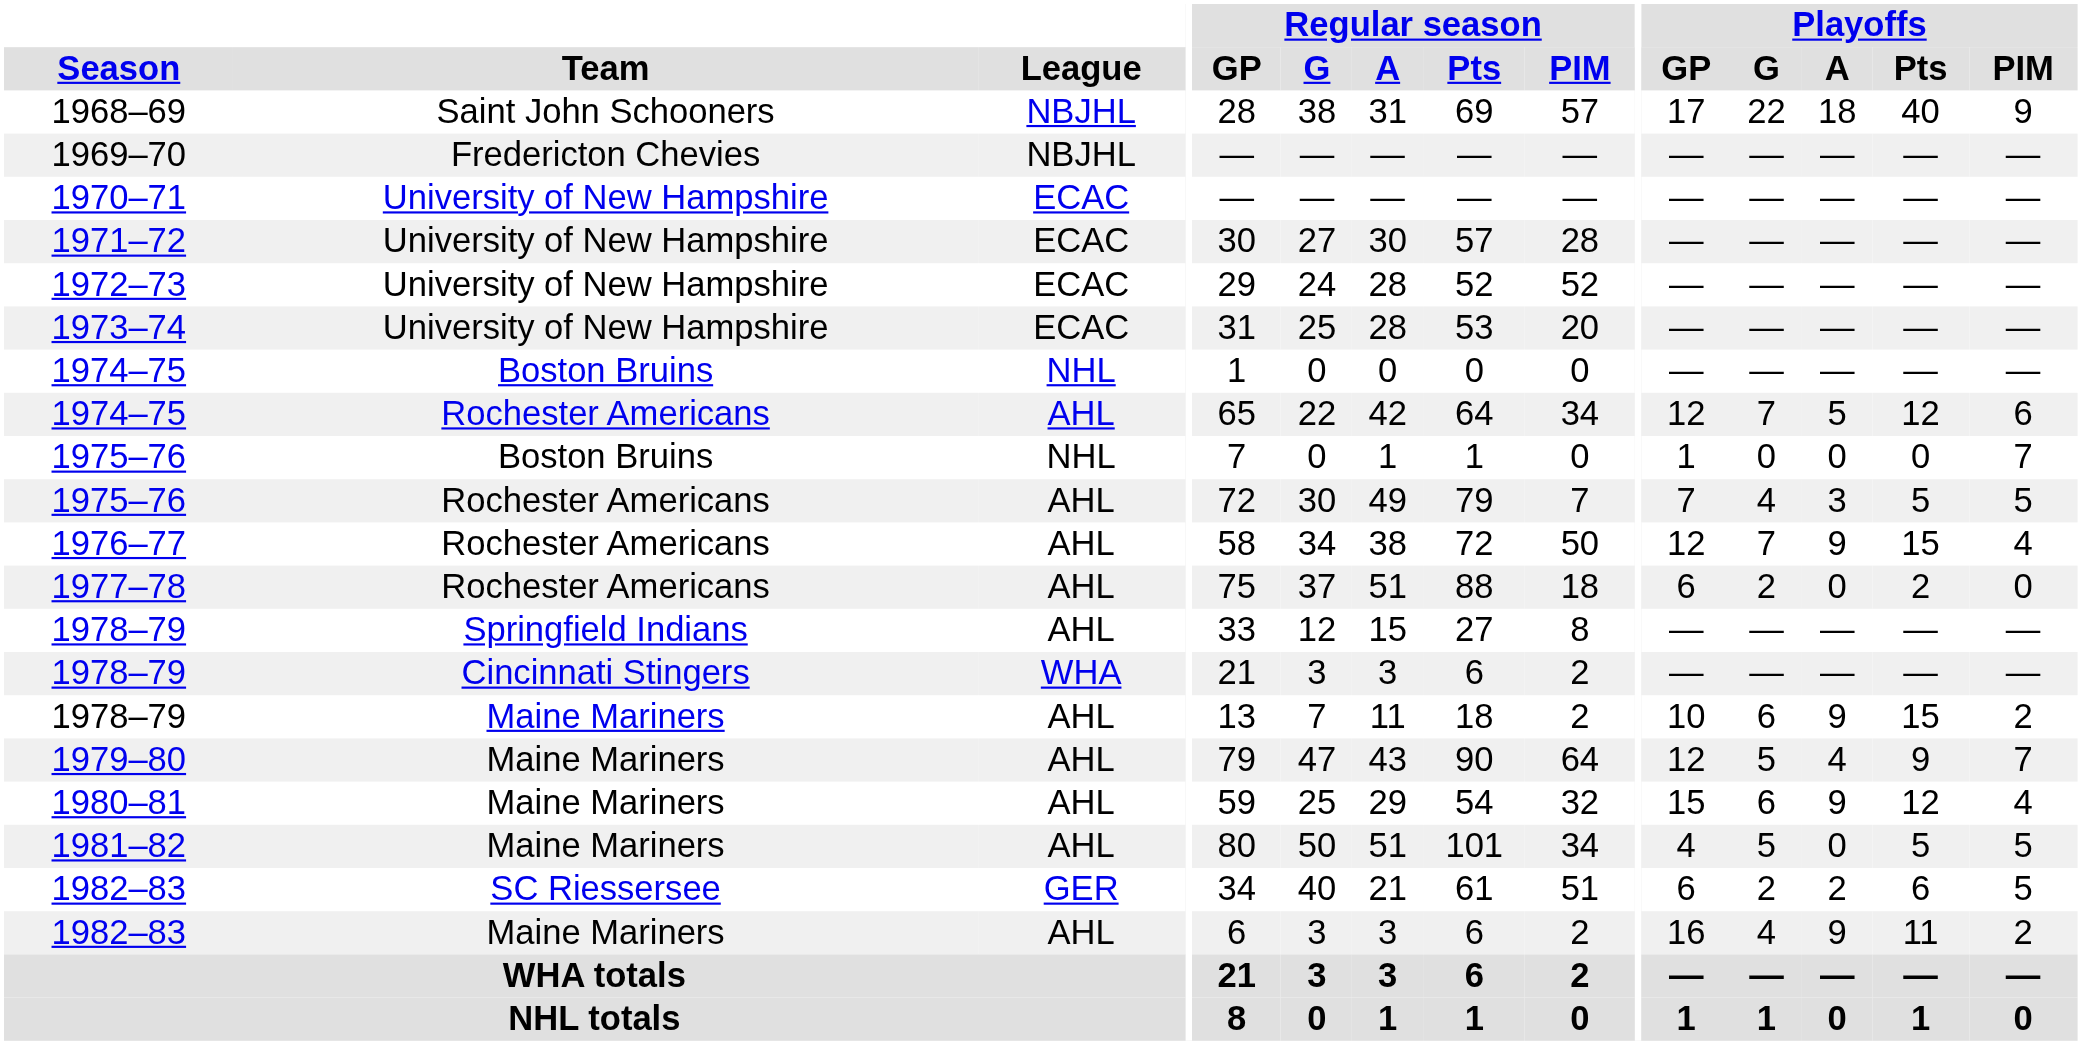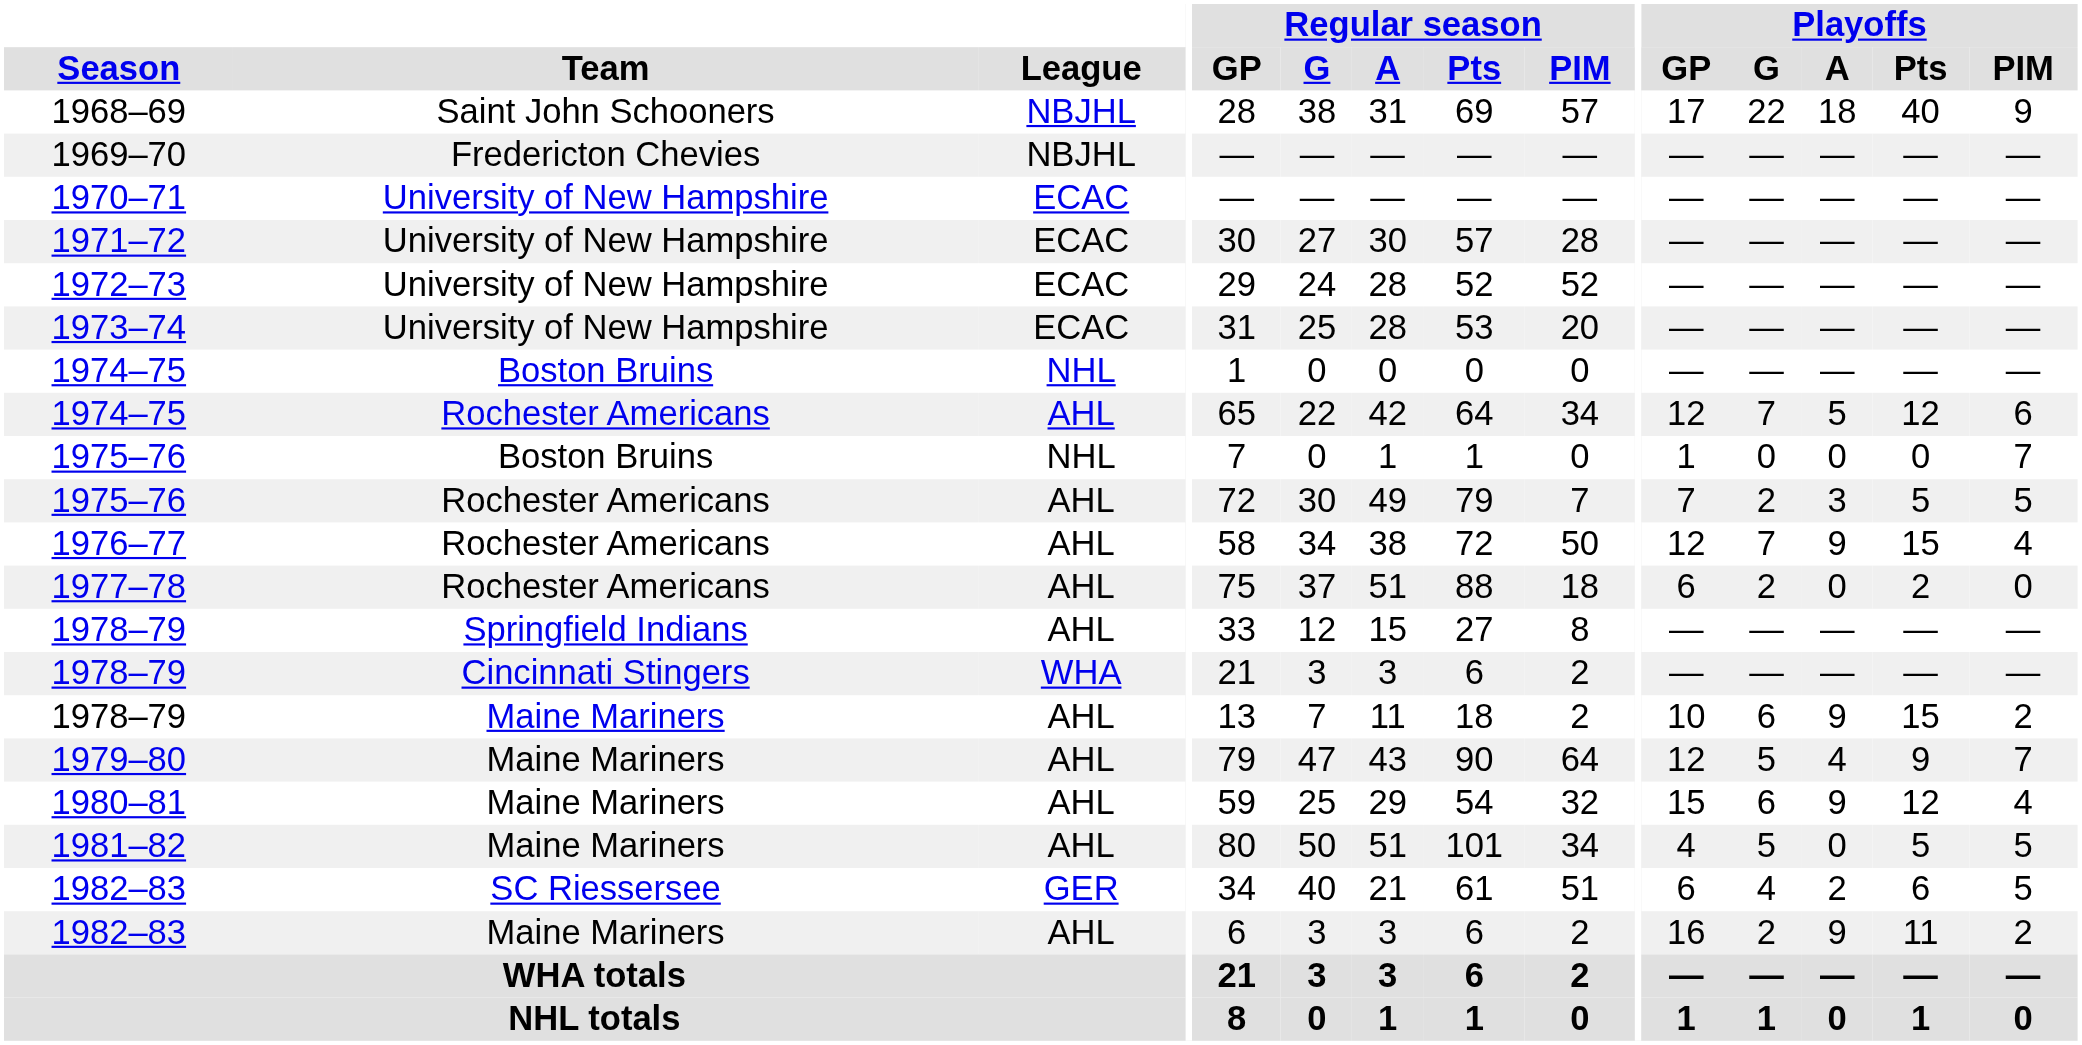(1766, 500) 4 -> (1766, 500) 2
(1766, 889) 2 -> (1766, 889) 4
(1766, 932) 4 -> (1766, 932) 2
